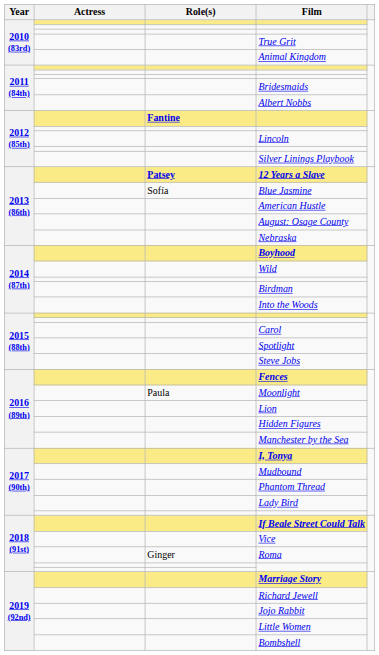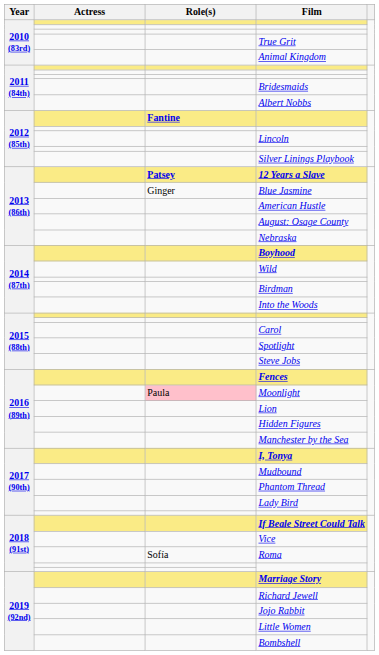(158, 190) Sofía -> (161, 190) Ginger
(158, 393) no background -> (158, 393) pink background
(161, 554) Ginger -> (158, 554) Sofía
